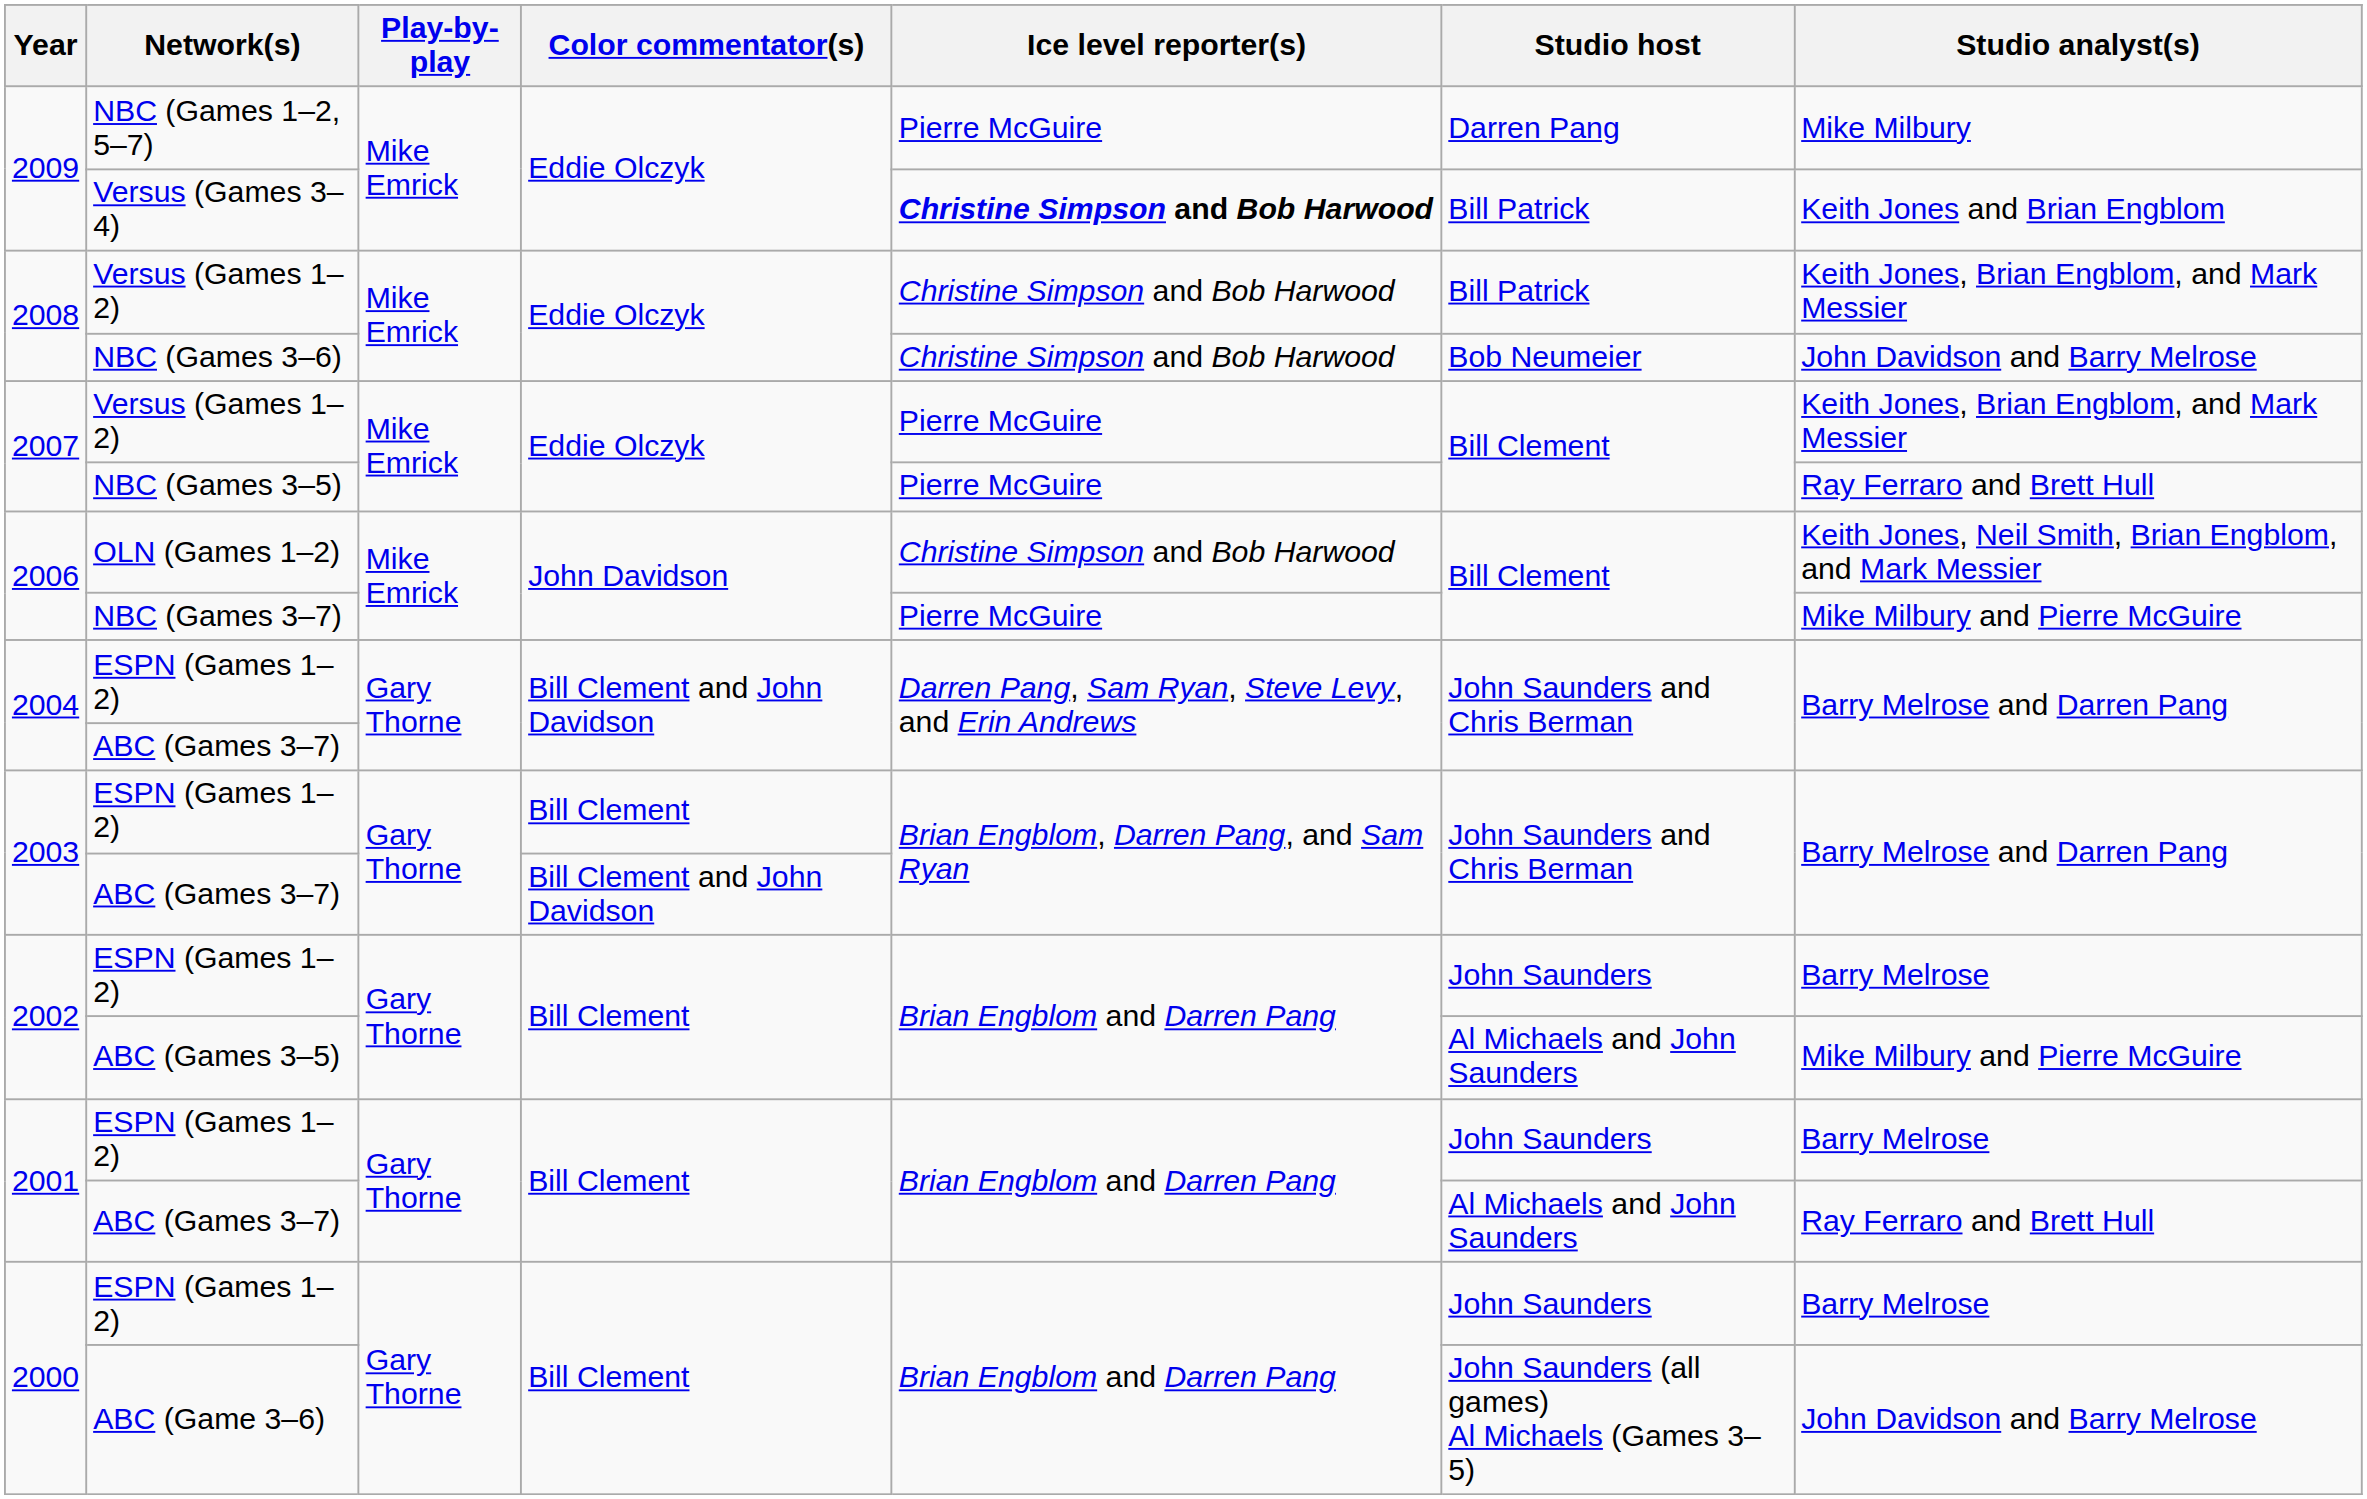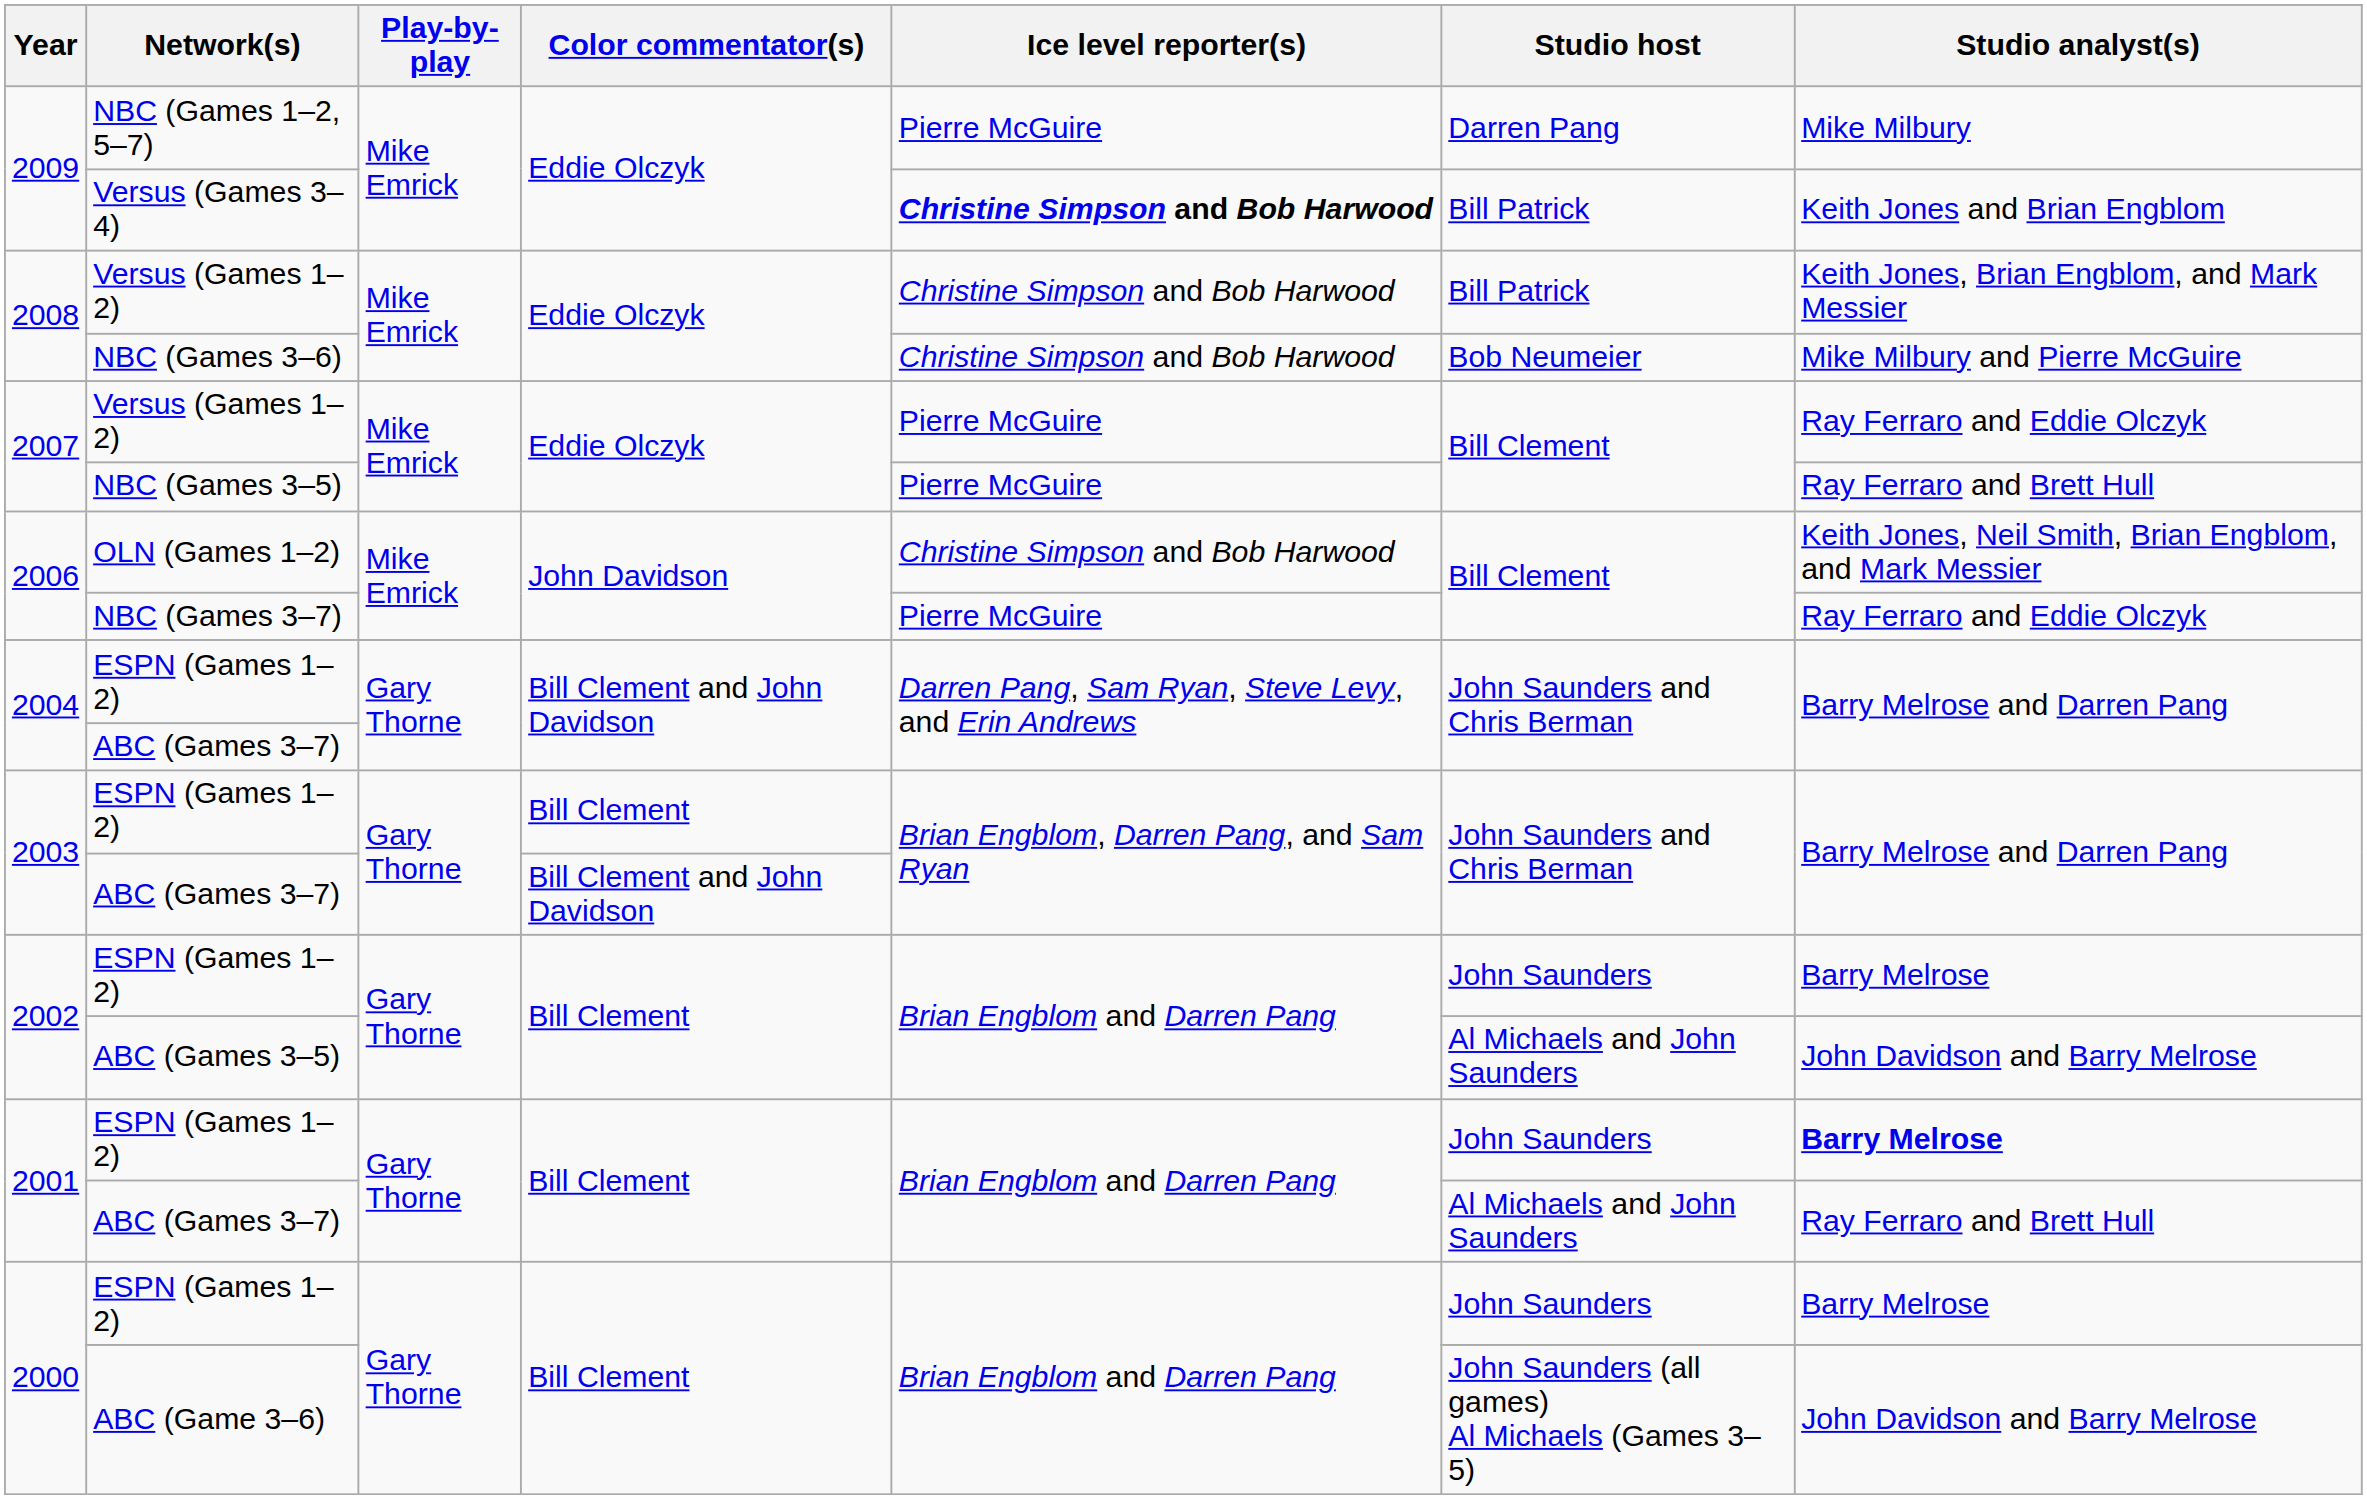(2029, 356) John Davidson and Barry Melrose -> (2021, 356) Mike Milbury and Pierre McGuire
(2059, 421) Keith Jones, Brian Engblom, and Mark Messier -> (2004, 421) Ray Ferraro and Eddie Olczyk
(2021, 616) Mike Milbury and Pierre McGuire -> (2004, 616) Ray Ferraro and Eddie Olczyk
(2021, 1057) Mike Milbury and Pierre McGuire -> (2029, 1057) John Davidson and Barry Melrose
(1895, 1139) normal -> (1902, 1139) bold
